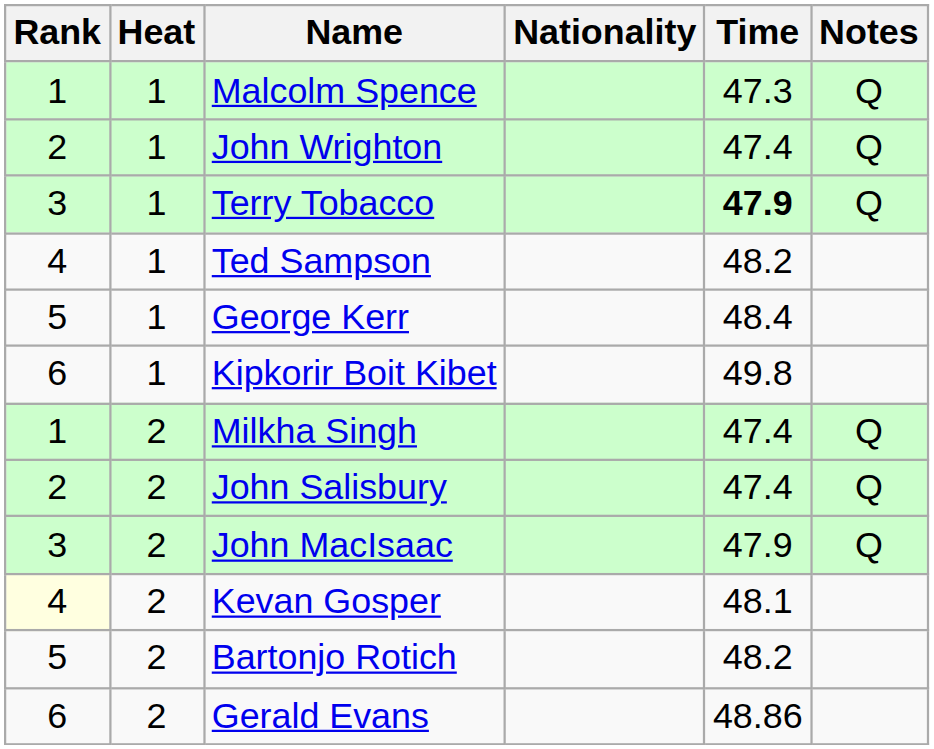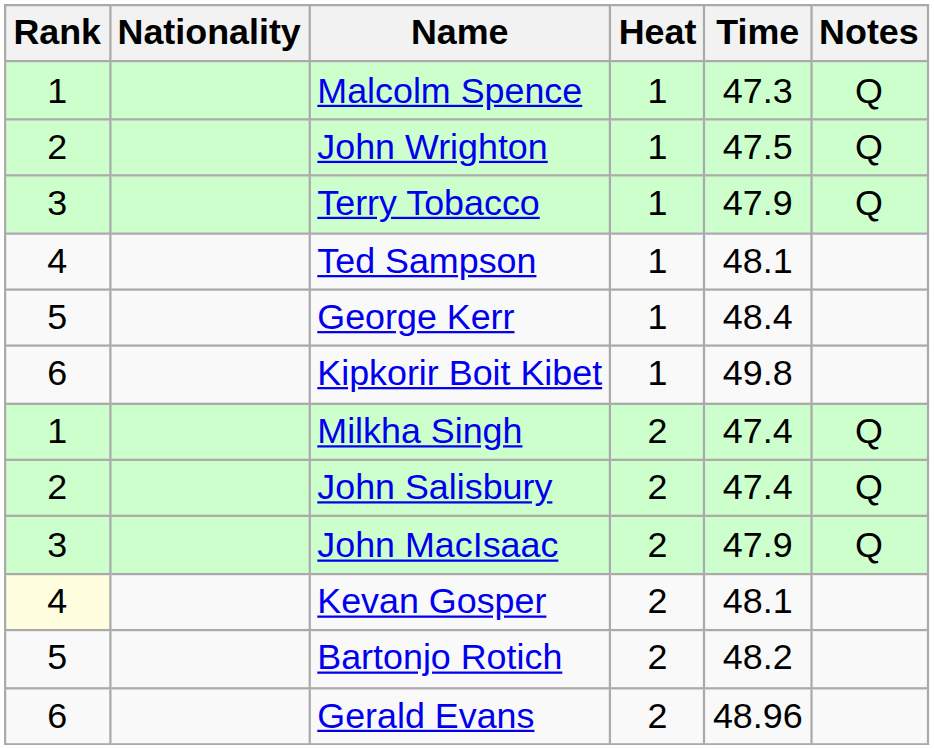columns swapped: (156, 32) <-> (605, 32)
(758, 146) 47.4 -> (758, 146) 47.5
(758, 203) bold -> (758, 203) normal
(758, 260) 48.2 -> (758, 260) 48.1
(758, 714) 48.86 -> (758, 714) 48.96
